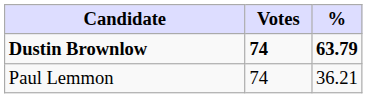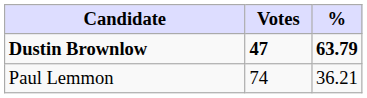(259, 48) 74 -> (259, 48) 47
